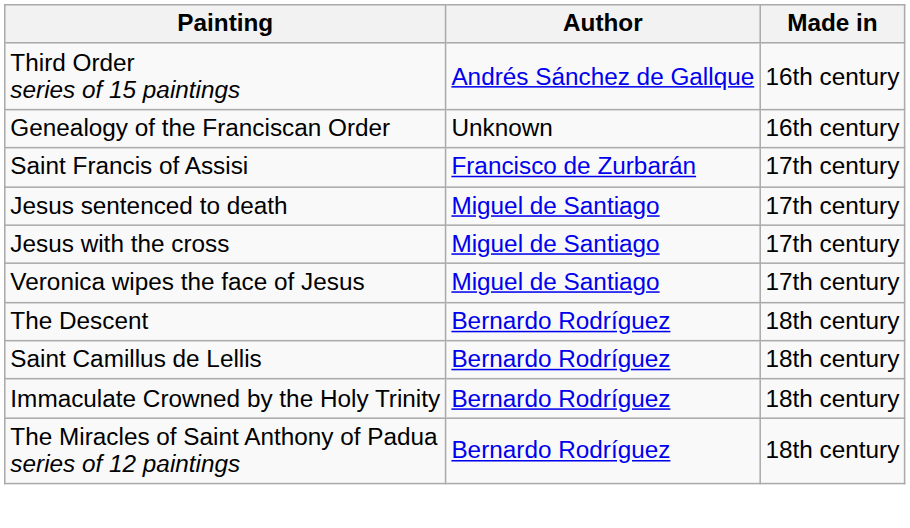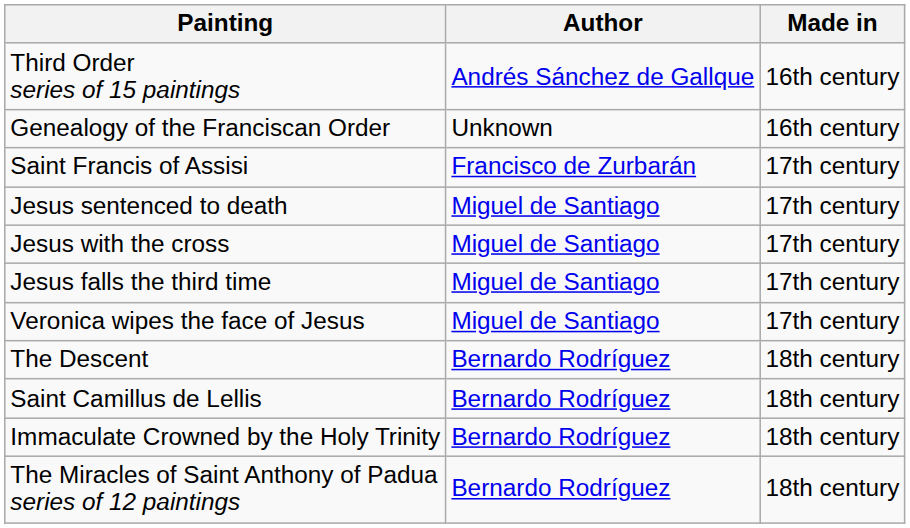+ row: (141, 282)
